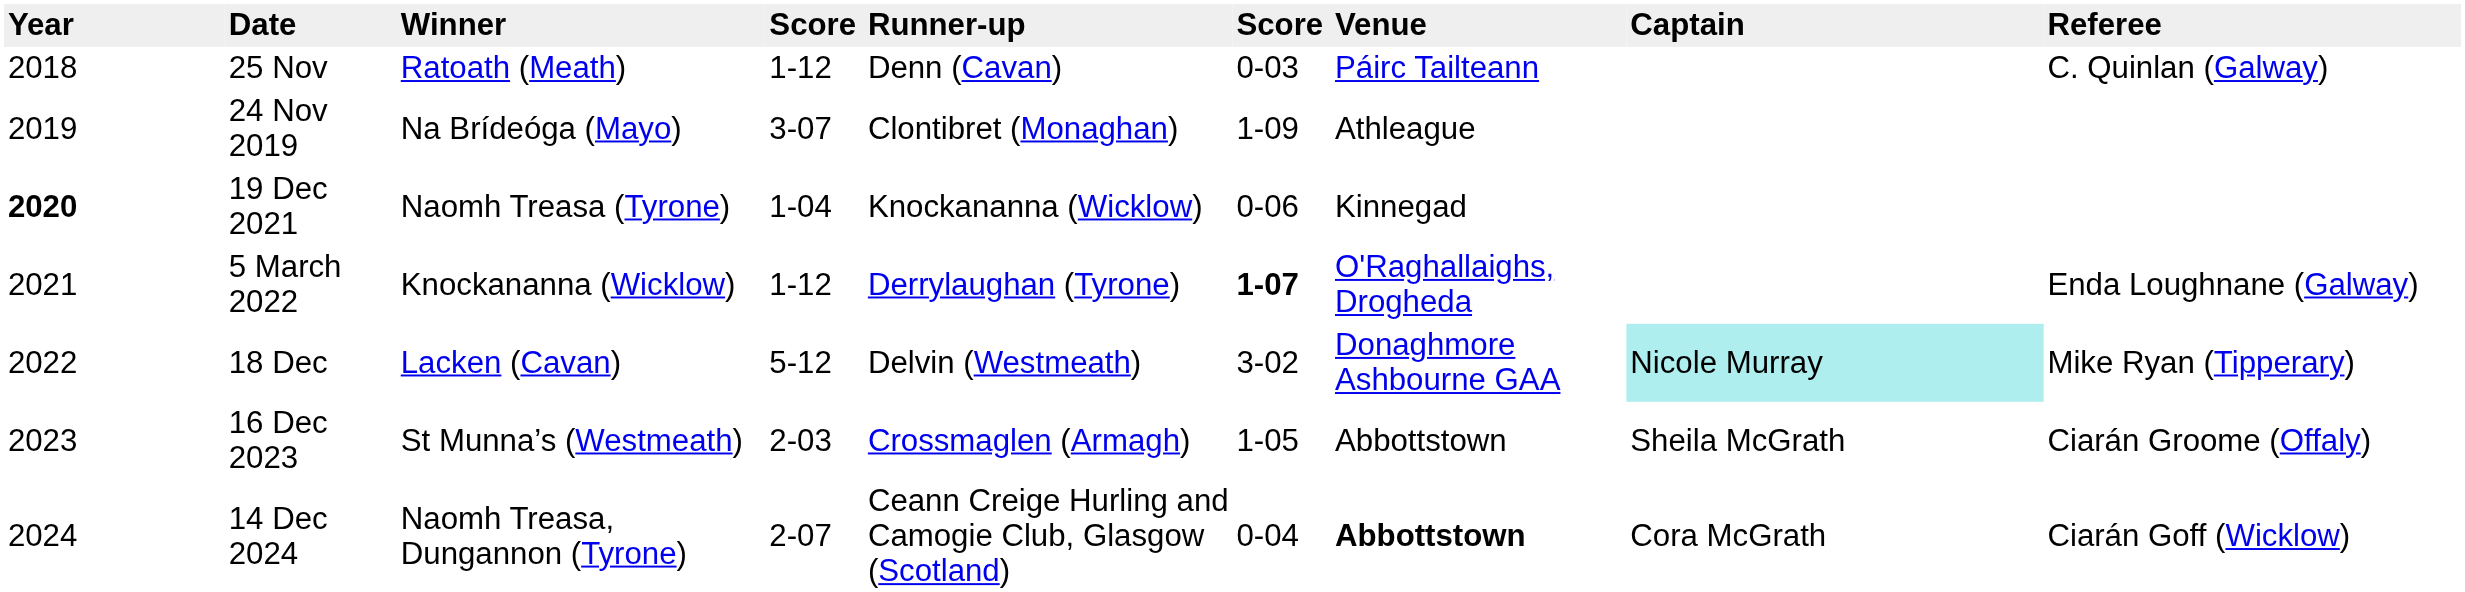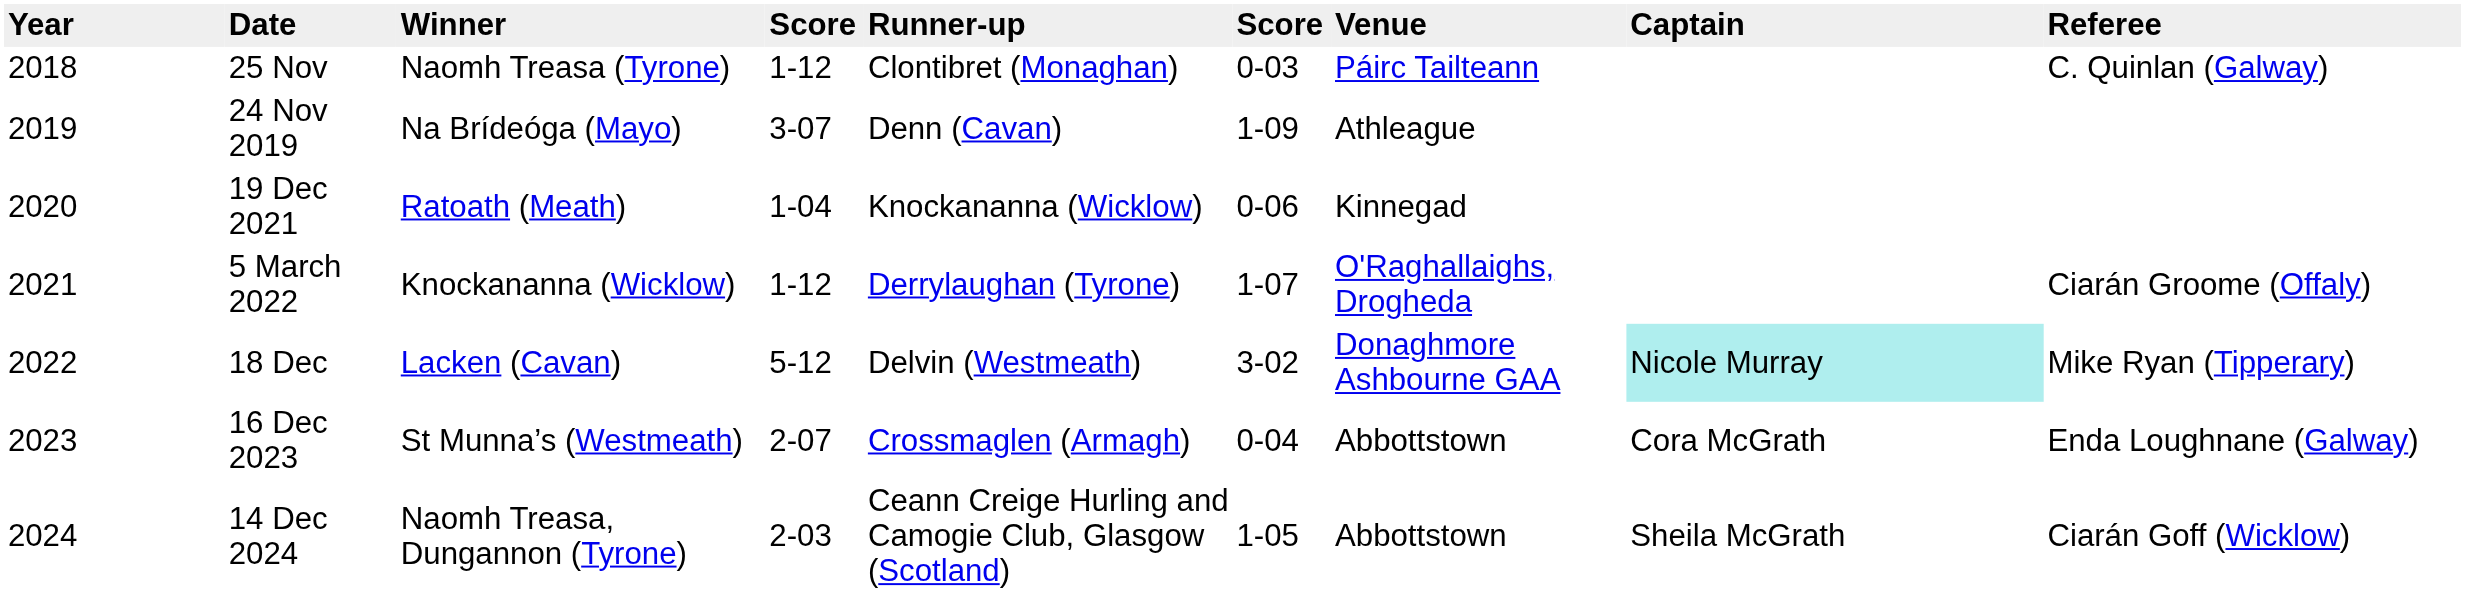(513, 67) Ratoath (Meath) -> (566, 67) Naomh Treasa (Tyrone)
(965, 67) Denn (Cavan) -> (1023, 67) Clontibret (Monaghan)
(1023, 128) Clontibret (Monaghan) -> (965, 128) Denn (Cavan)
(43, 206) bold -> (43, 206) normal
(566, 206) Naomh Treasa (Tyrone) -> (513, 206) Ratoath (Meath)
(1268, 284) bold -> (1268, 284) normal
(2233, 284) Enda Loughnane (Galway) -> (2209, 284) Ciarán Groome (Offaly)
(801, 440) 2-03 -> (801, 440) 2-07
(1268, 440) 1-05 -> (1268, 440) 0-04
(1738, 440) Sheila McGrath -> (1728, 440) Cora McGrath
(2209, 440) Ciarán Groome (Offaly) -> (2233, 440) Enda Loughnane (Galway)
(801, 535) 2-07 -> (801, 535) 2-03
(1268, 535) 0-04 -> (1268, 535) 1-05
(1430, 535) bold -> (1421, 535) normal
(1728, 535) Cora McGrath -> (1738, 535) Sheila McGrath
